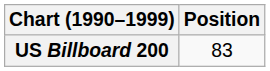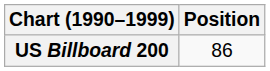(222, 50) 83 -> (222, 50) 86
